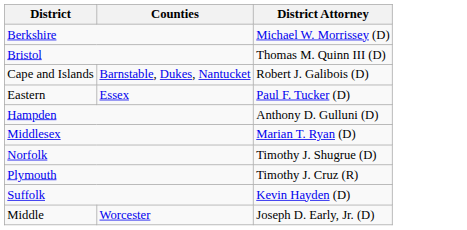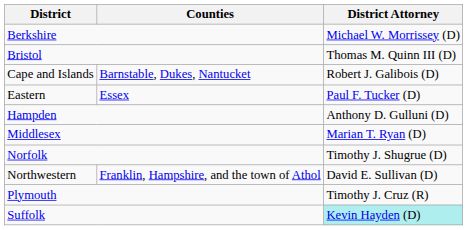+ row: (42, 174)
(303, 194) no background -> (374, 214) paleturquoise background
- row: (26, 214)
